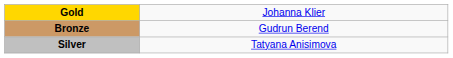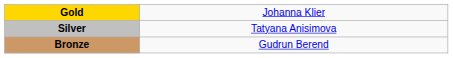rows swapped: (72, 45) <-> (72, 28)
